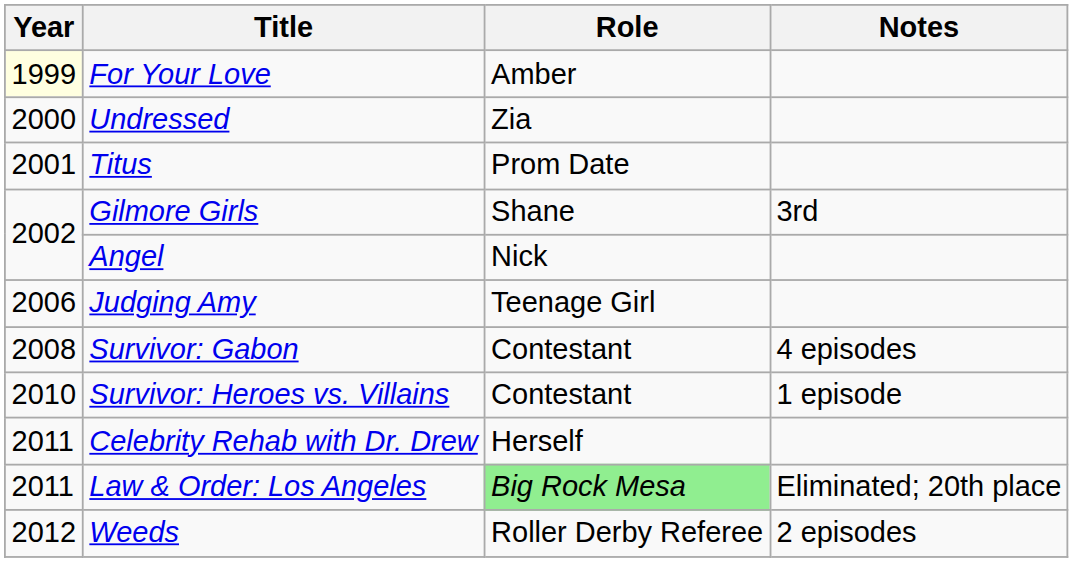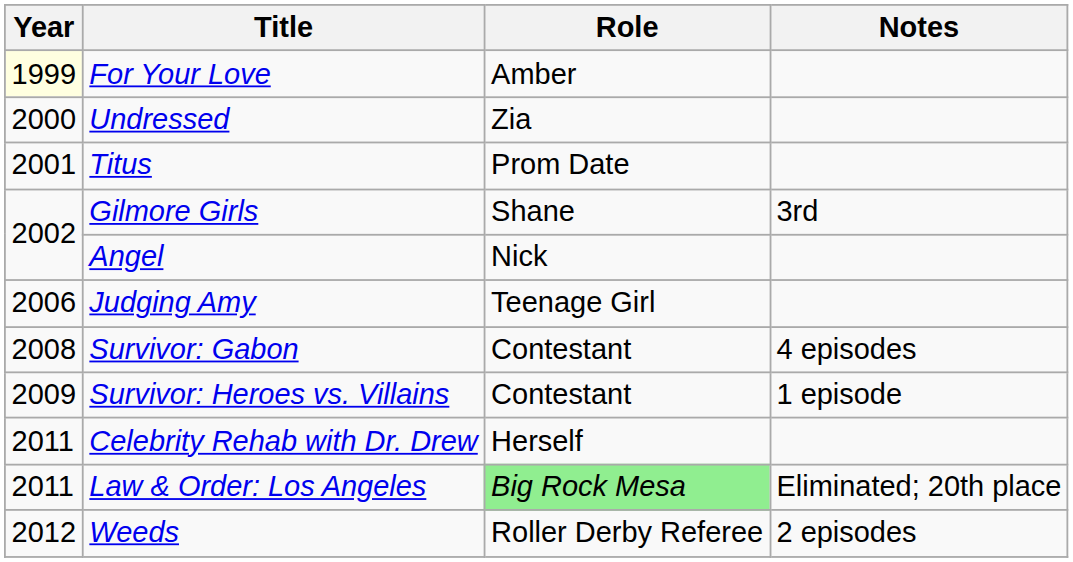(44, 394) 2010 -> (44, 394) 2009
